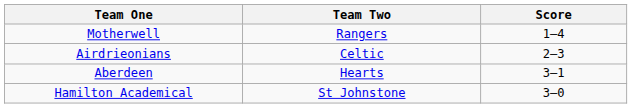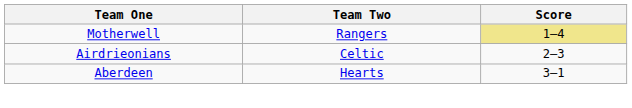(554, 34) no background -> (554, 34) khaki background
- row: (124, 93)
